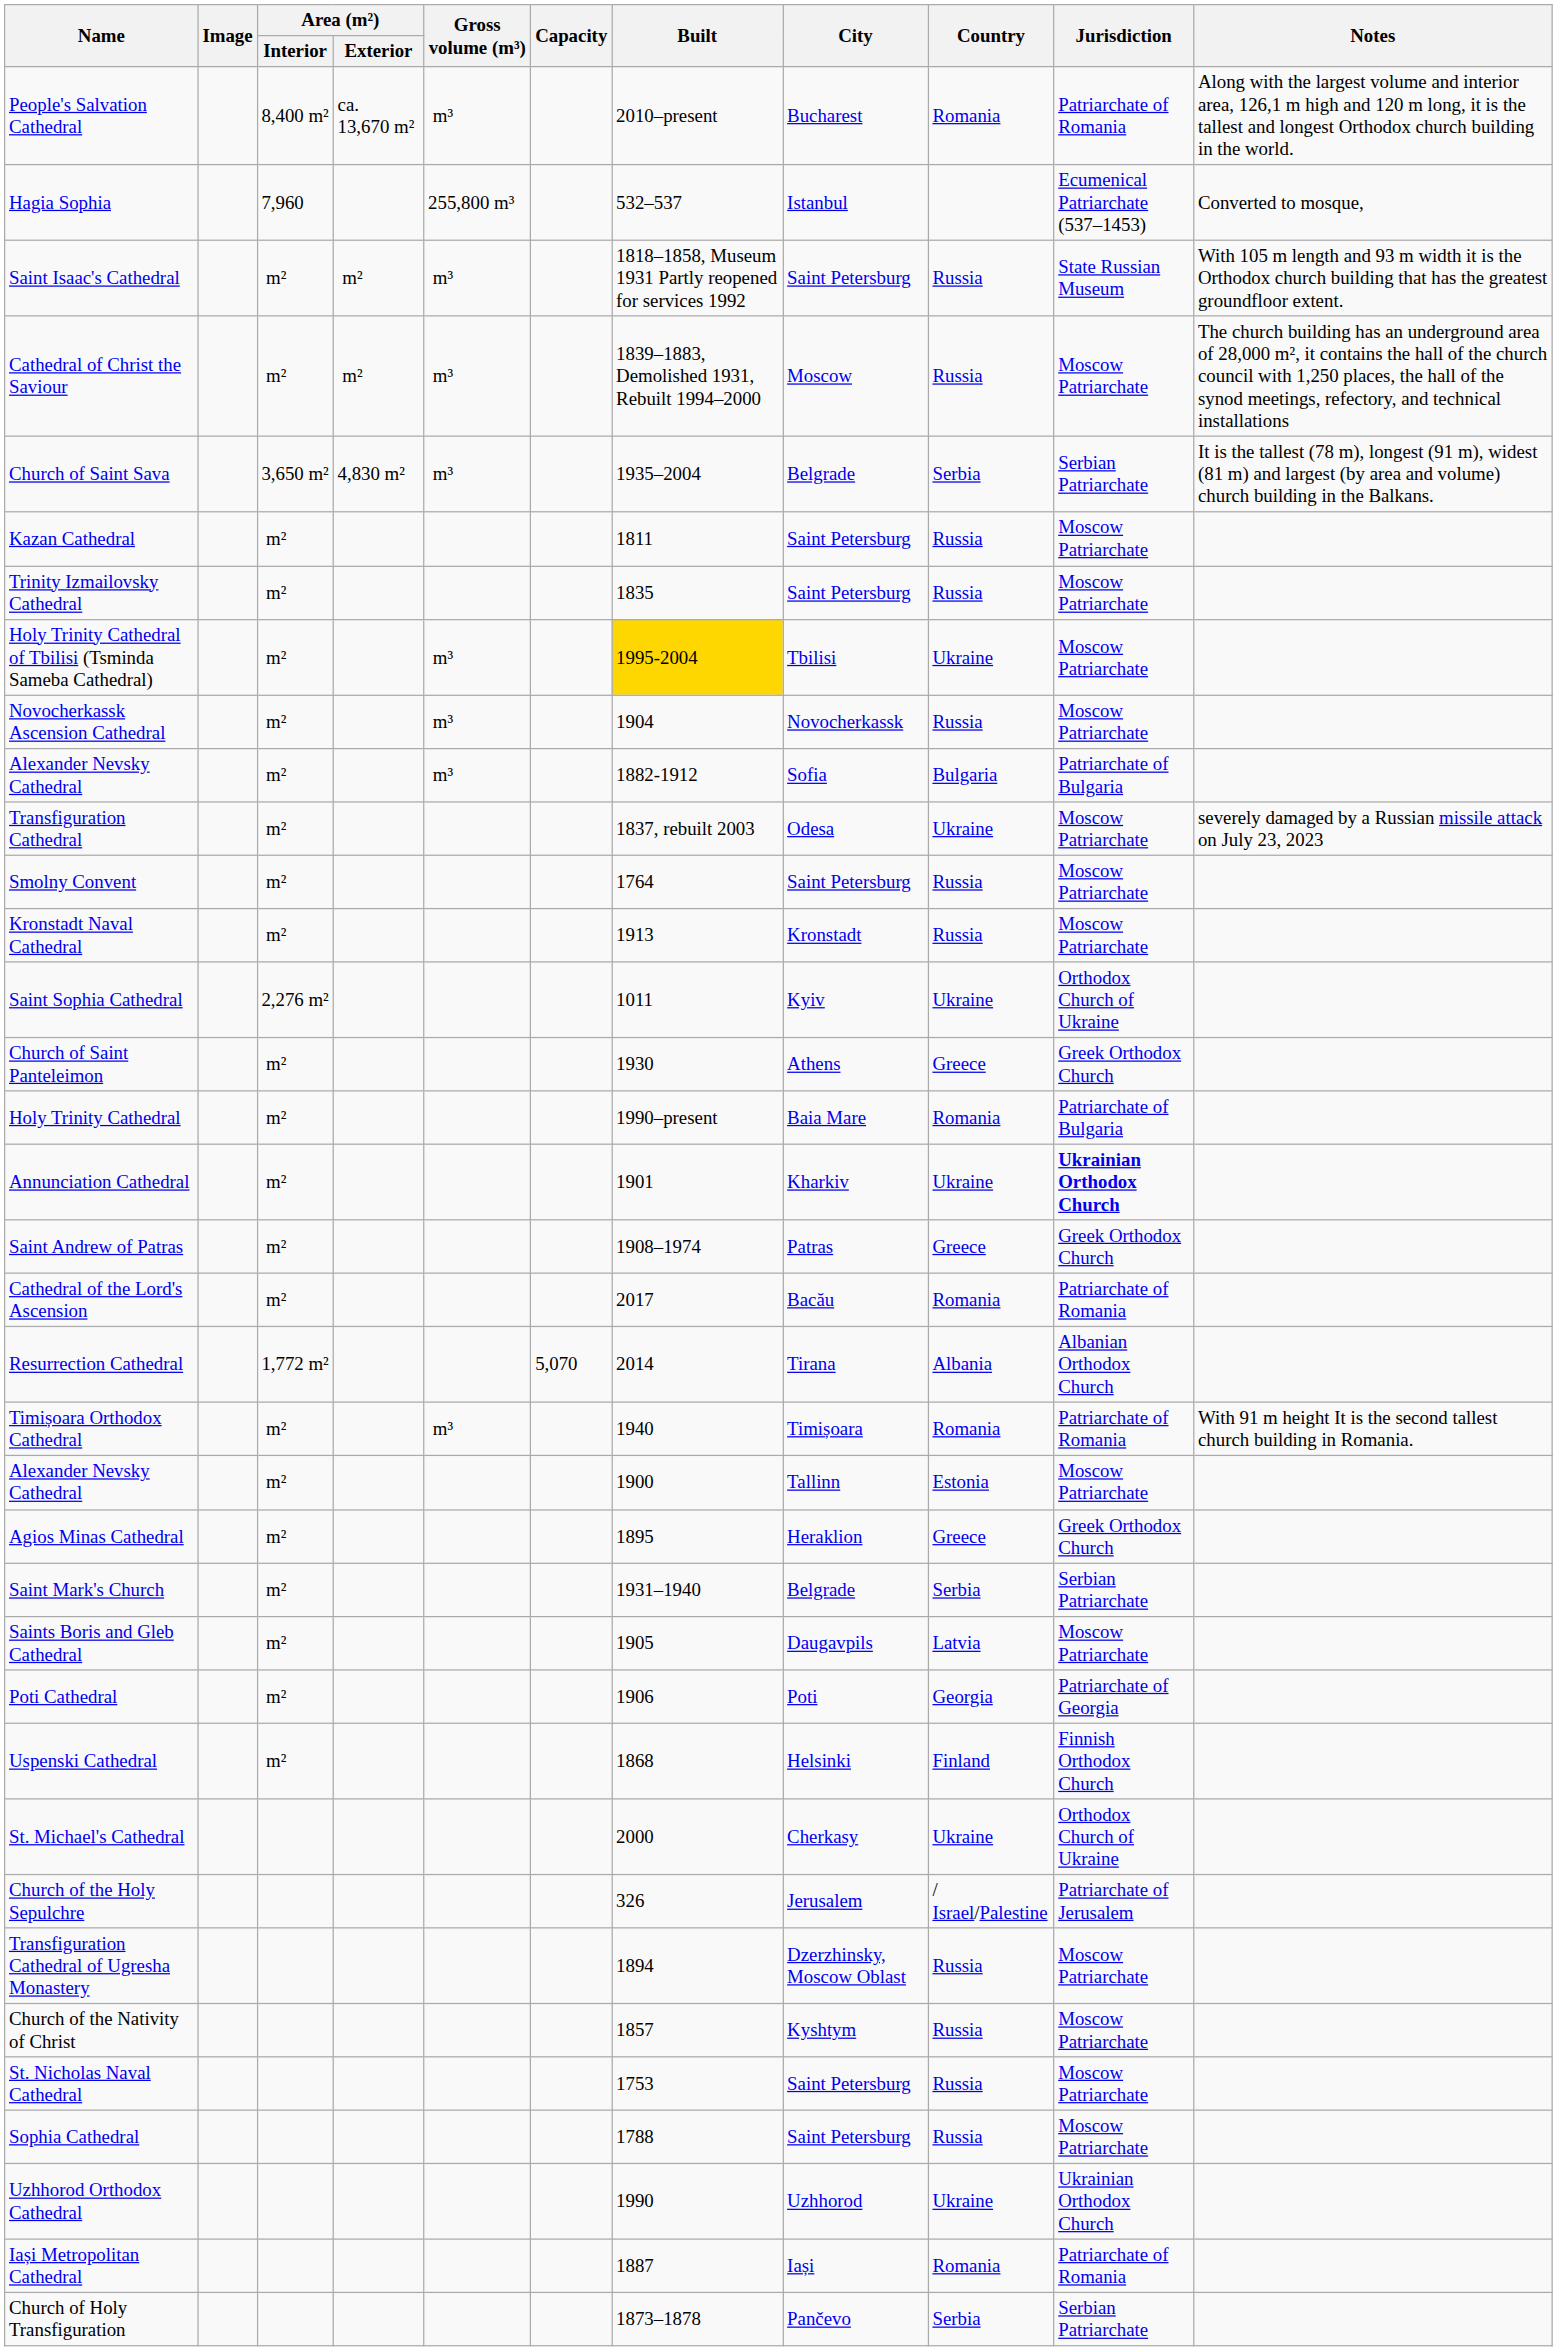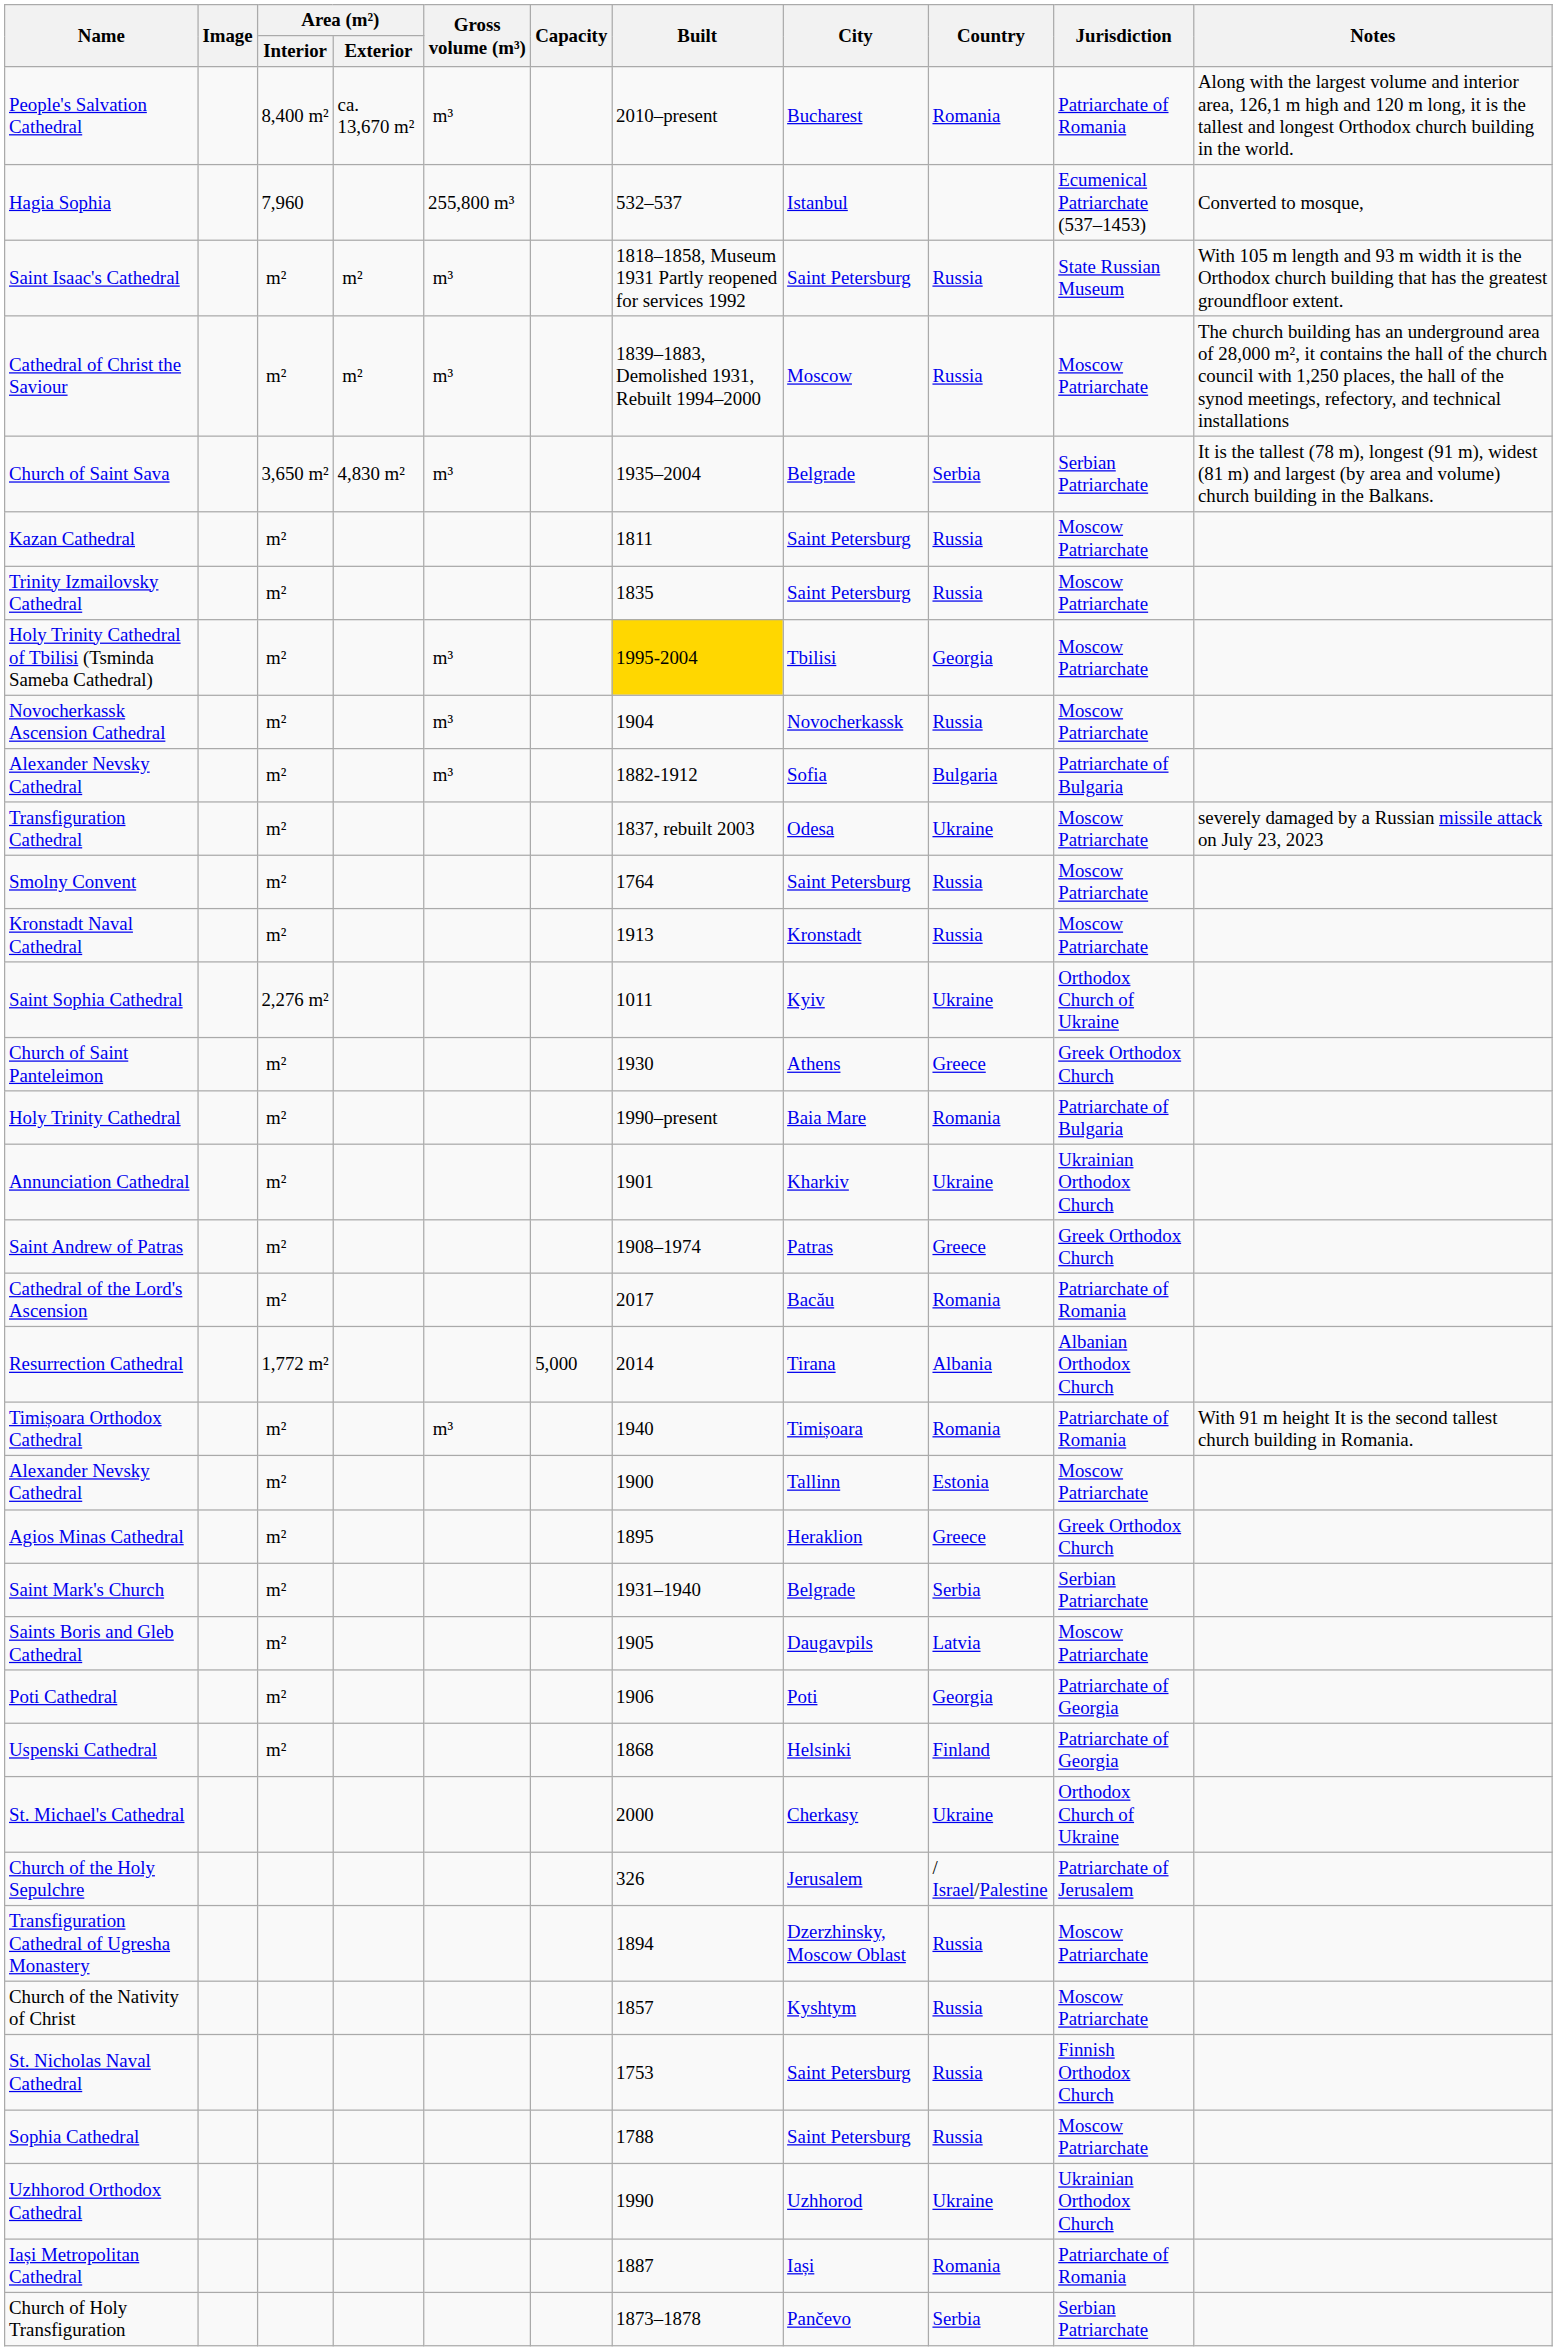(963, 657) Ukraine -> (963, 657) Georgia
(1100, 1182) bold -> (1096, 1182) normal
(556, 1364) 5,070 -> (556, 1364) 5,000
(1094, 1760) Finnish Orthodox Church -> (1113, 1749) Patriarchate of Georgia
(1103, 2083) Moscow Patriarchate -> (1094, 2072) Finnish Orthodox Church
